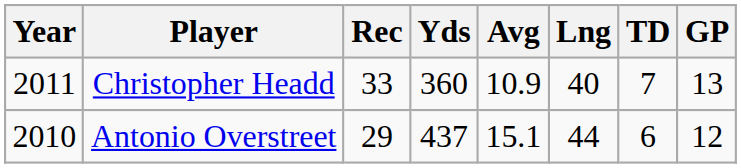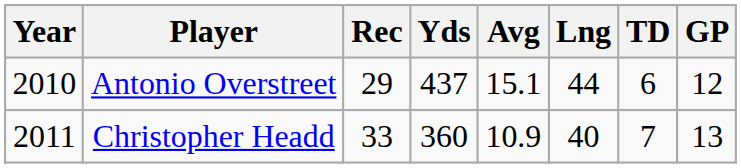rows swapped: (214, 136) <-> (214, 83)
